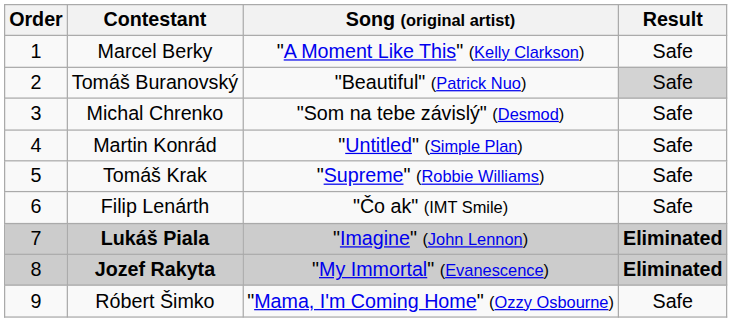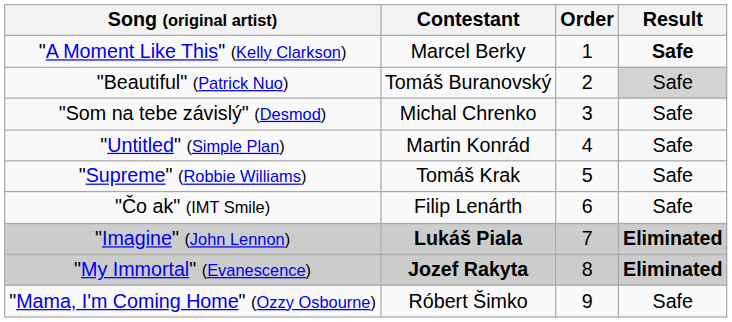columns swapped: (36, 20) <-> (431, 20)
(673, 51) normal -> (673, 51) bold
